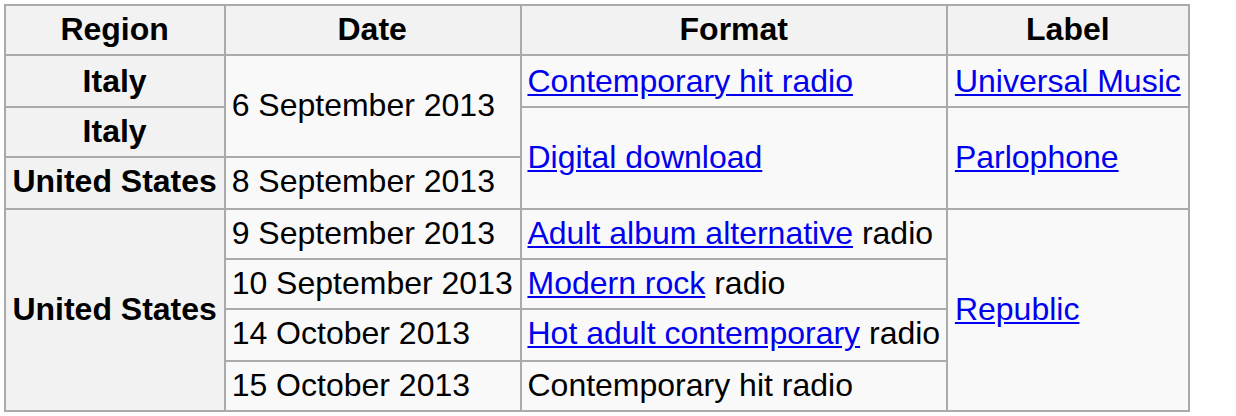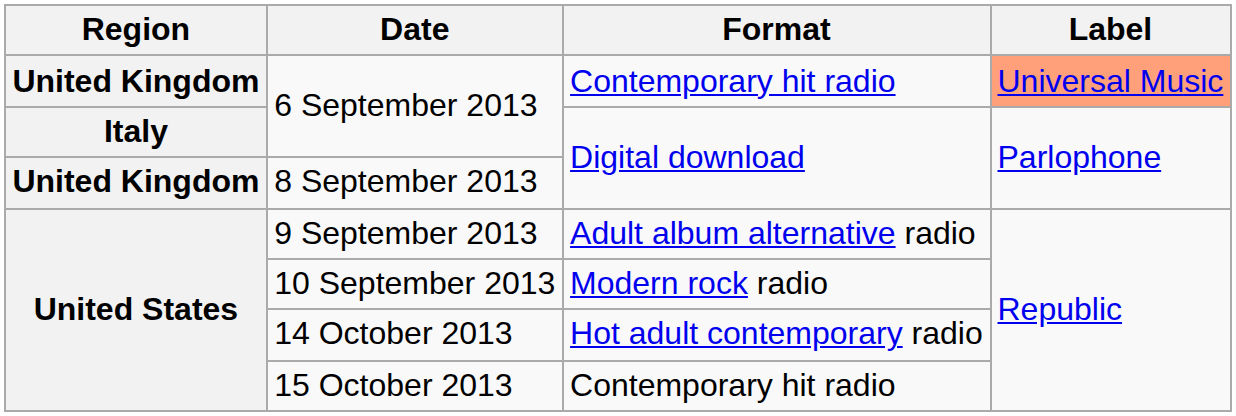(115, 80) Italy -> (136, 80) United Kingdom
(1068, 80) no background -> (1110, 80) lightsalmon background
(115, 182) United States -> (136, 182) United Kingdom
